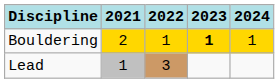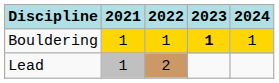(123, 41) 2 -> (123, 41) 1
(166, 65) 3 -> (166, 65) 2
